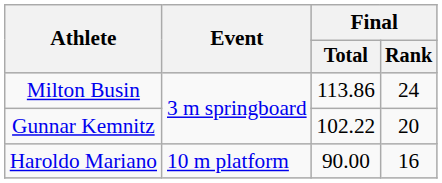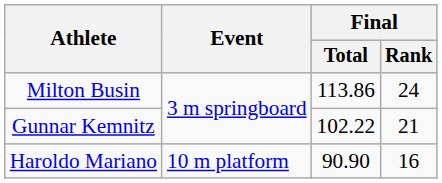(409, 126) 20 -> (409, 126) 21
(346, 161) 90.00 -> (346, 161) 90.90
